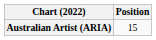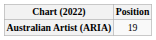(133, 27) 15 -> (133, 27) 19
